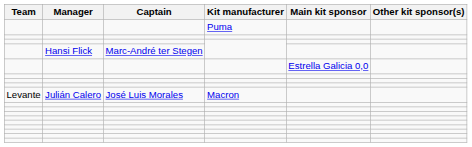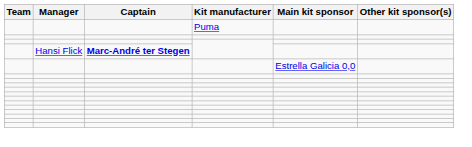(154, 51) normal -> (138, 51) bold
- row: (73, 95)
